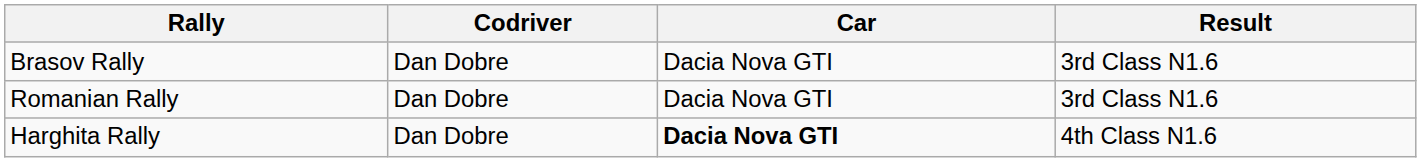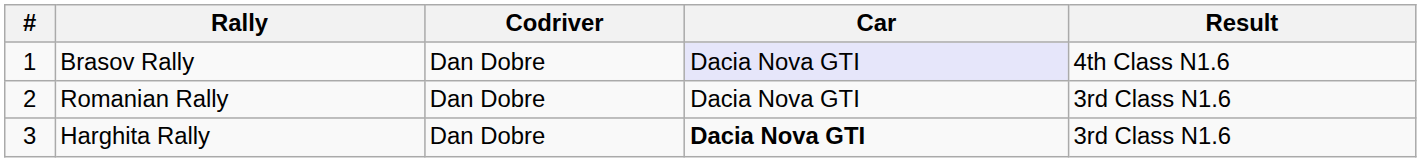+ column: (30, 23)
(748, 61) no background -> (775, 61) lavender background
(1140, 61) 3rd Class N1.6 -> (1152, 61) 4th Class N1.6
(1139, 136) 4th Class N1.6 -> (1152, 136) 3rd Class N1.6
